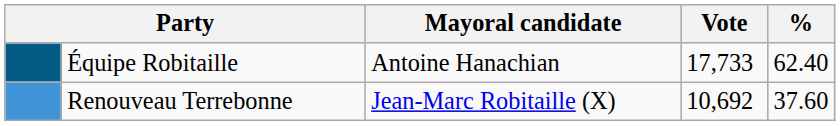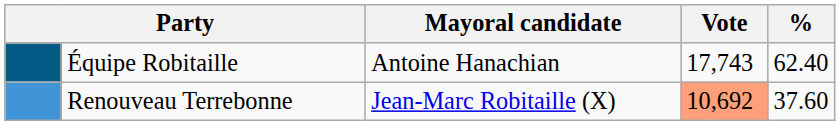(720, 62) 17,733 -> (720, 62) 17,743
(720, 100) no background -> (720, 100) lightsalmon background
